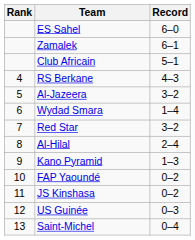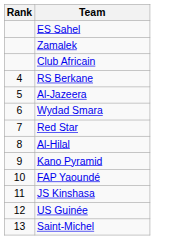- column: (170, 12)
